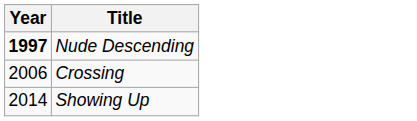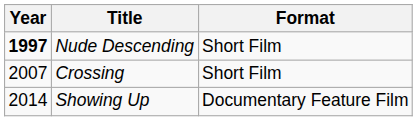+ column: (305, 18)
(28, 73) 2006 -> (28, 73) 2007
